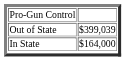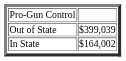(97, 44) $164,000 -> (97, 44) $164,002
